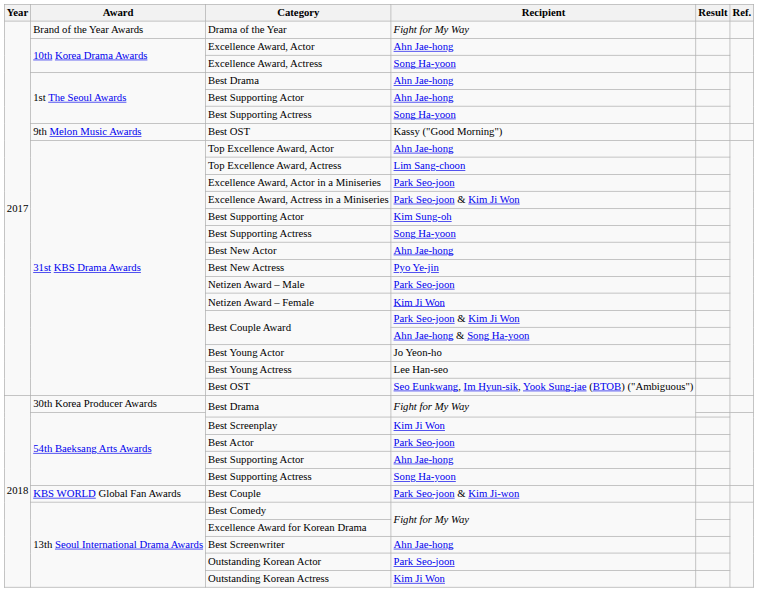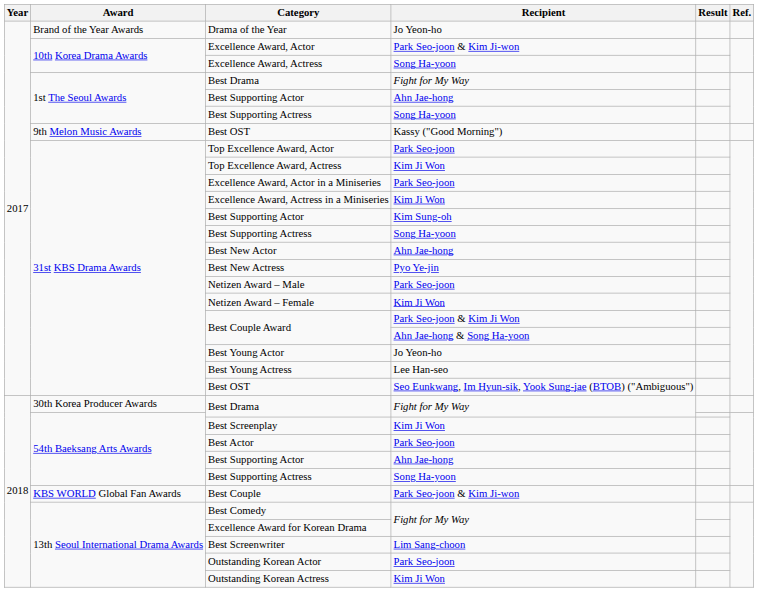(431, 30) Fight for My Way -> (418, 30) Jo Yeon-ho
(424, 47) Ahn Jae-hong -> (456, 47) Park Seo-joon & Kim Ji-won
(424, 81) Ahn Jae-hong -> (431, 81) Fight for My Way
(424, 149) Ahn Jae-hong -> (424, 149) Park Seo-joon
(429, 166) Lim Sang-choon -> (419, 166) Kim Ji Won
(457, 200) Park Seo-joon & Kim Ji Won -> (419, 200) Kim Ji Won
(424, 544) Ahn Jae-hong -> (429, 544) Lim Sang-choon
